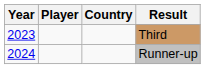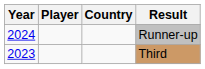rows swapped: (153, 35) <-> (168, 54)
